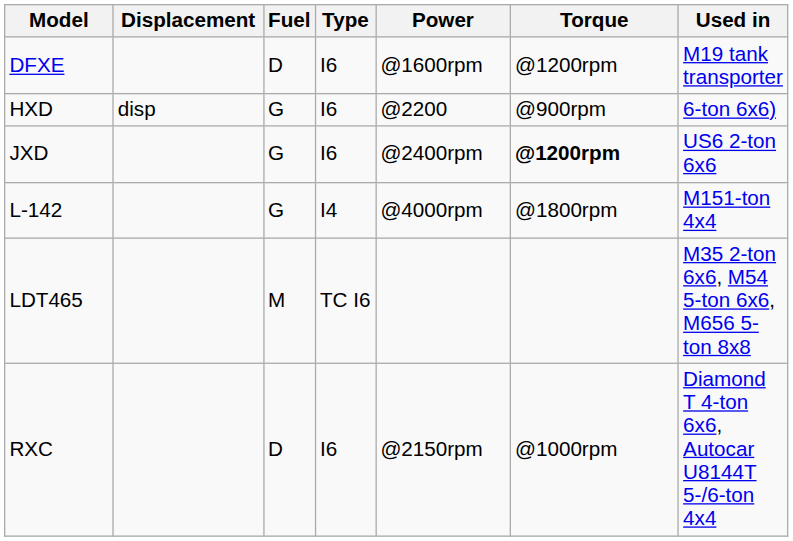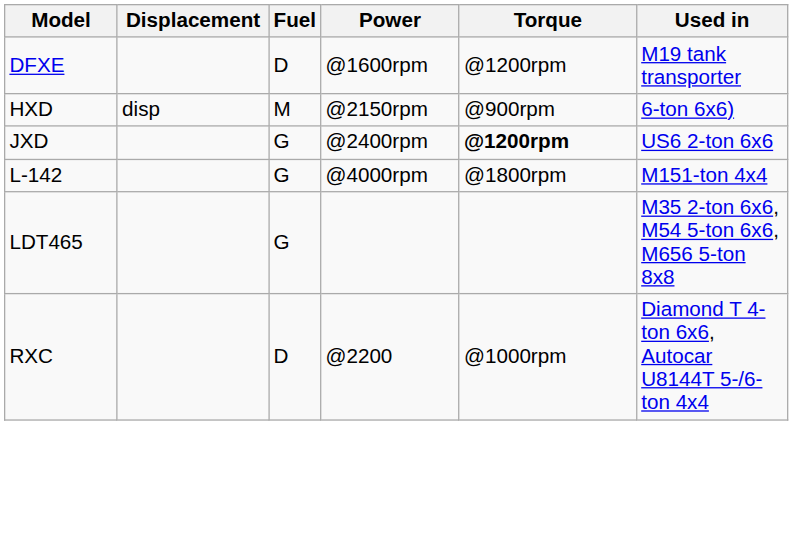- column: (345, 20)
(276, 109) G -> (282, 109) M
(414, 109) @2200 -> (377, 109) @2150rpm
(277, 300) M -> (282, 242) G
(432, 449) @2150rpm -> (359, 356) @2200
